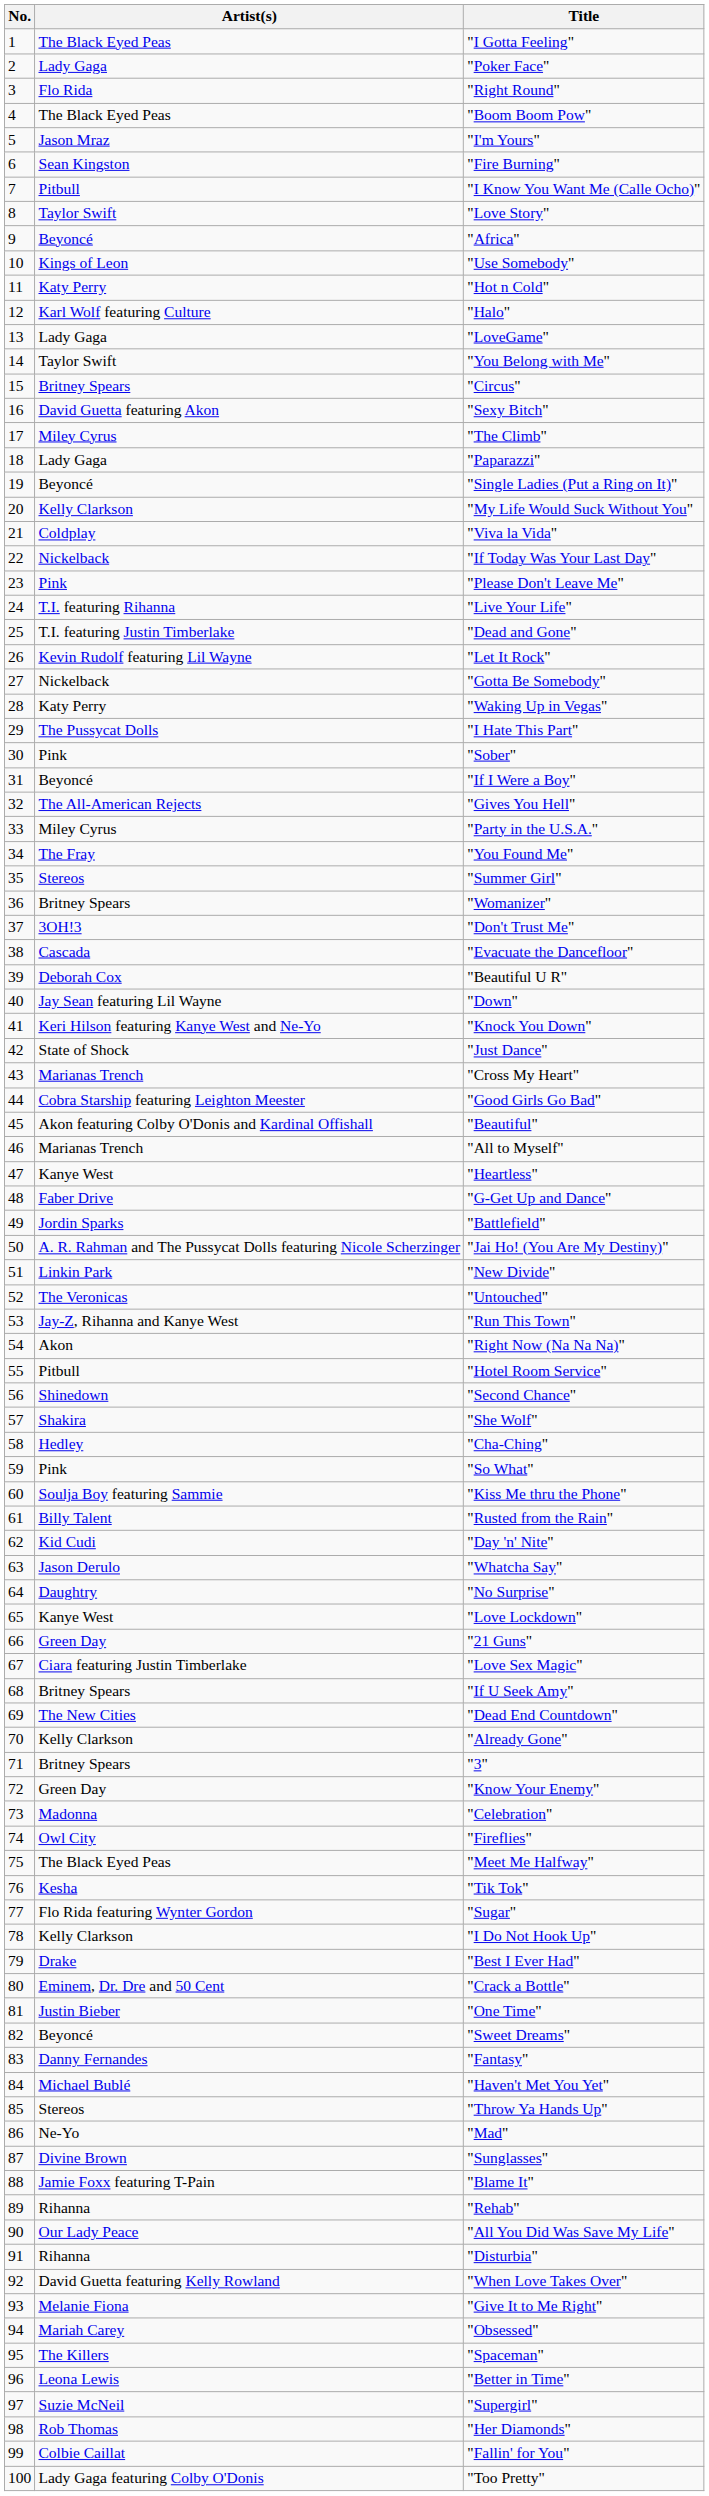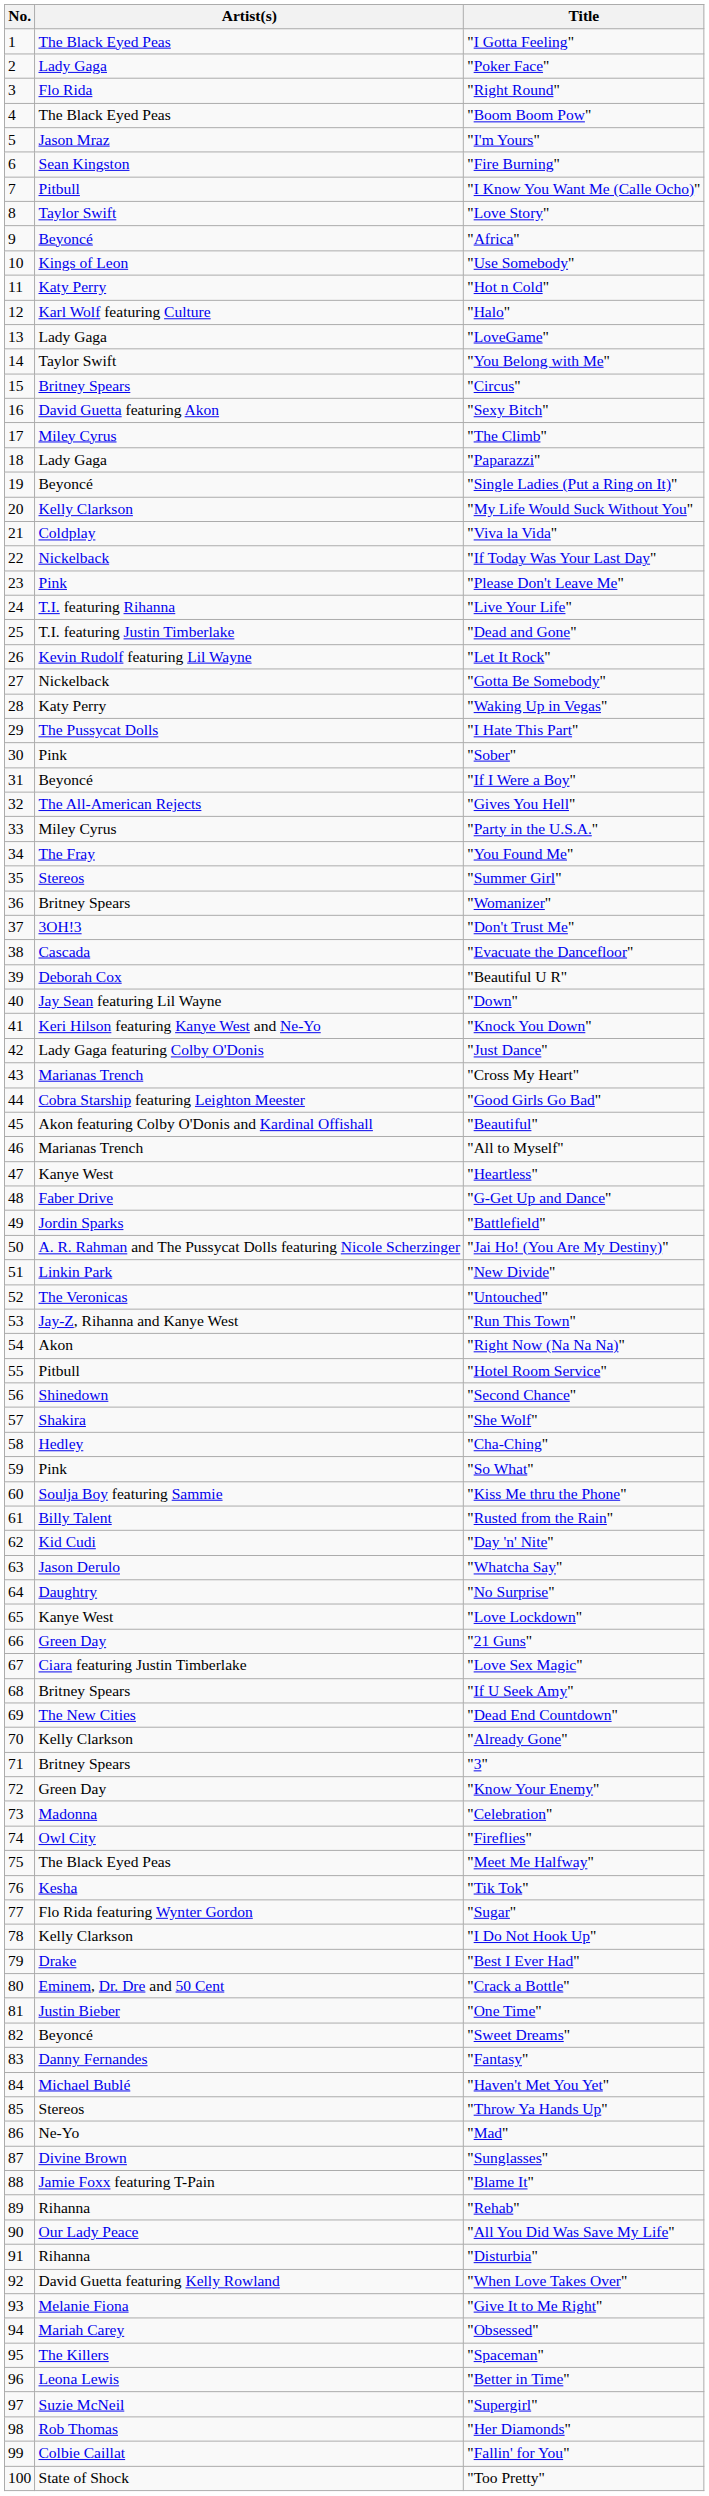(84, 1050) State of Shock -> (151, 1050) Lady Gaga featuring Colby O'Donis
(151, 2478) Lady Gaga featuring Colby O'Donis -> (84, 2478) State of Shock
